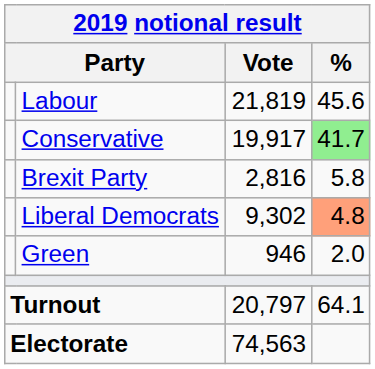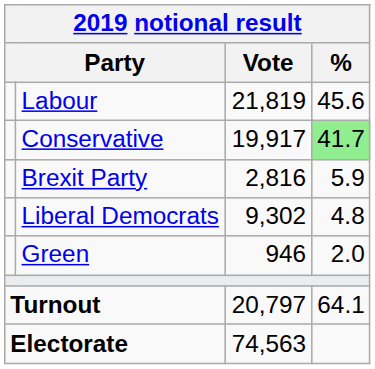(348, 178) 5.8 -> (348, 178) 5.9
(348, 216) lightsalmon background -> (348, 216) no background
